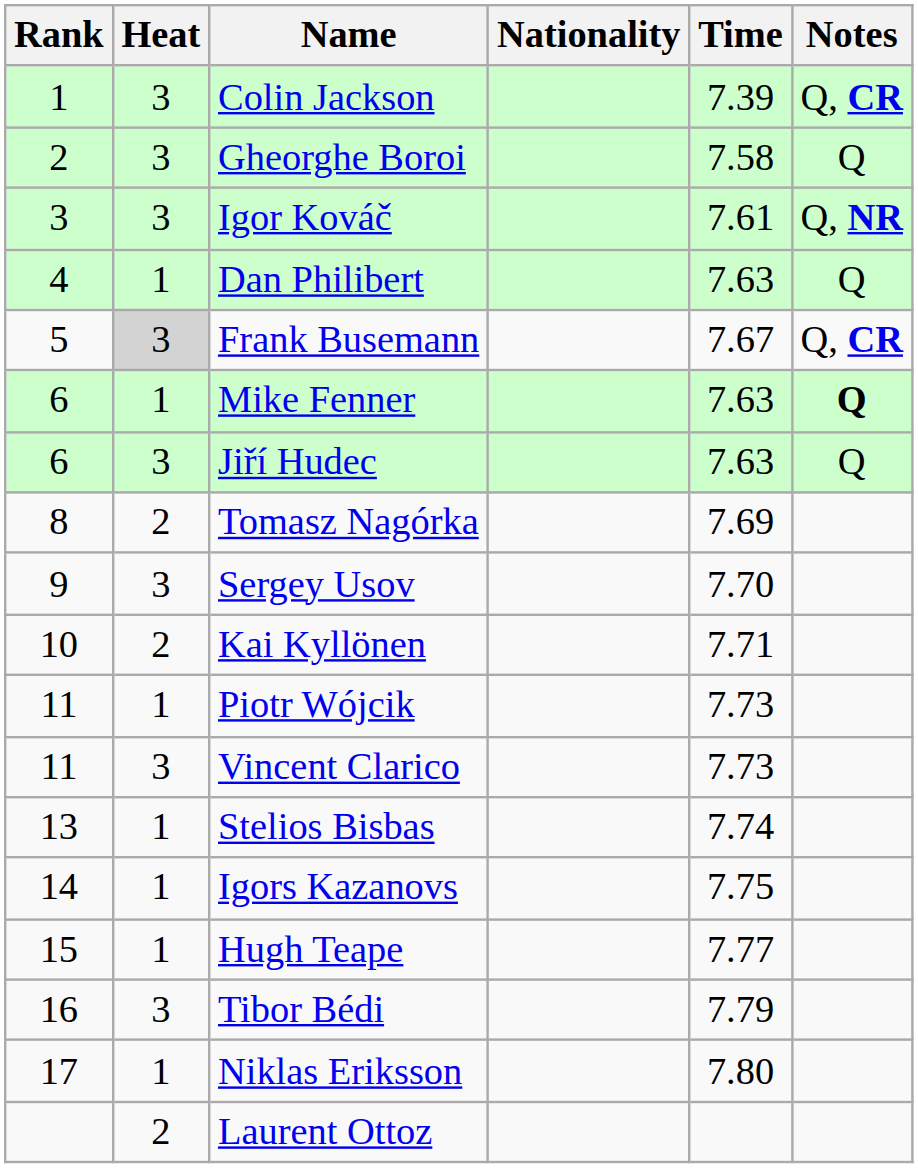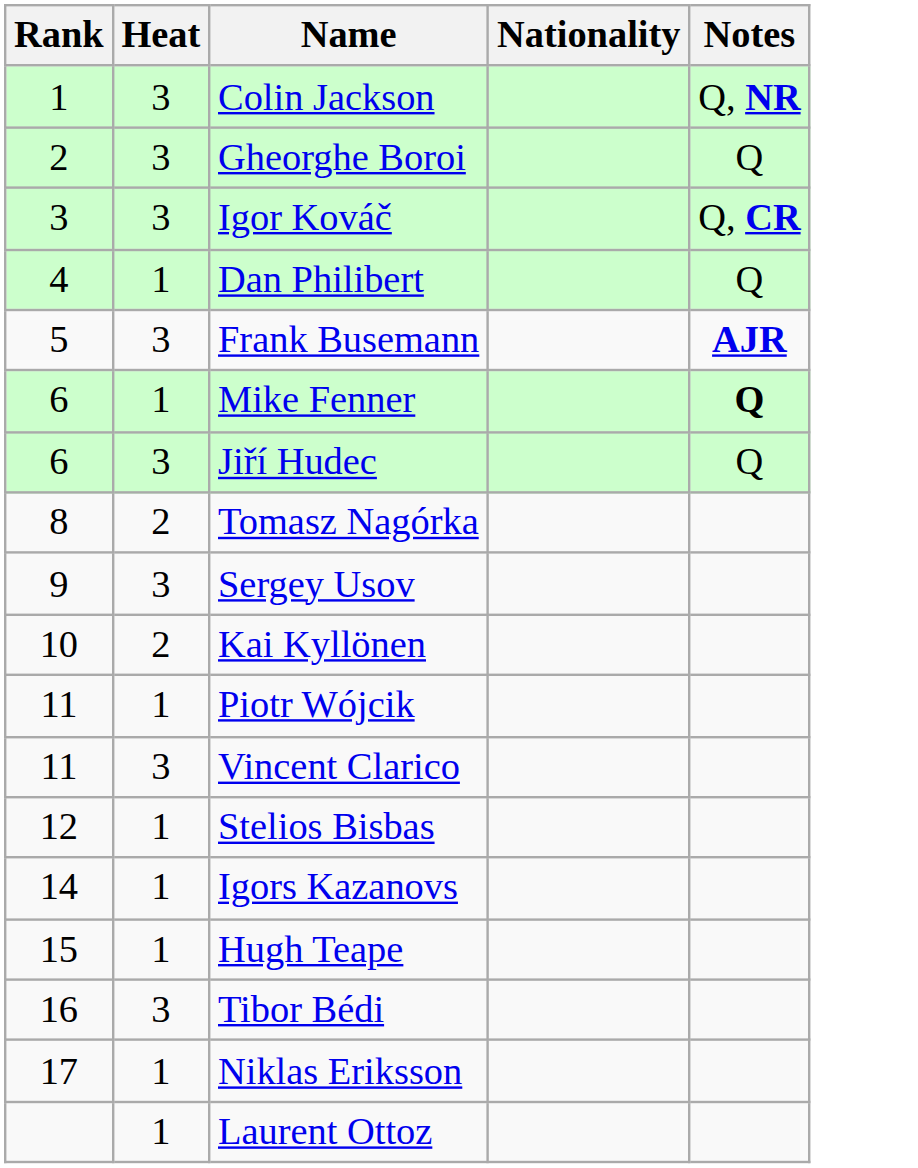- column: (741, 34)
(852, 95) Q, CR -> (749, 95) Q, NR
(852, 217) Q, NR -> (749, 217) Q, CR
(161, 339) lightgrey background -> (161, 339) no background
(852, 339) Q, CR -> (749, 339) AJR
(59, 826) 13 -> (59, 826) 12
(161, 1131) 2 -> (161, 1131) 1
